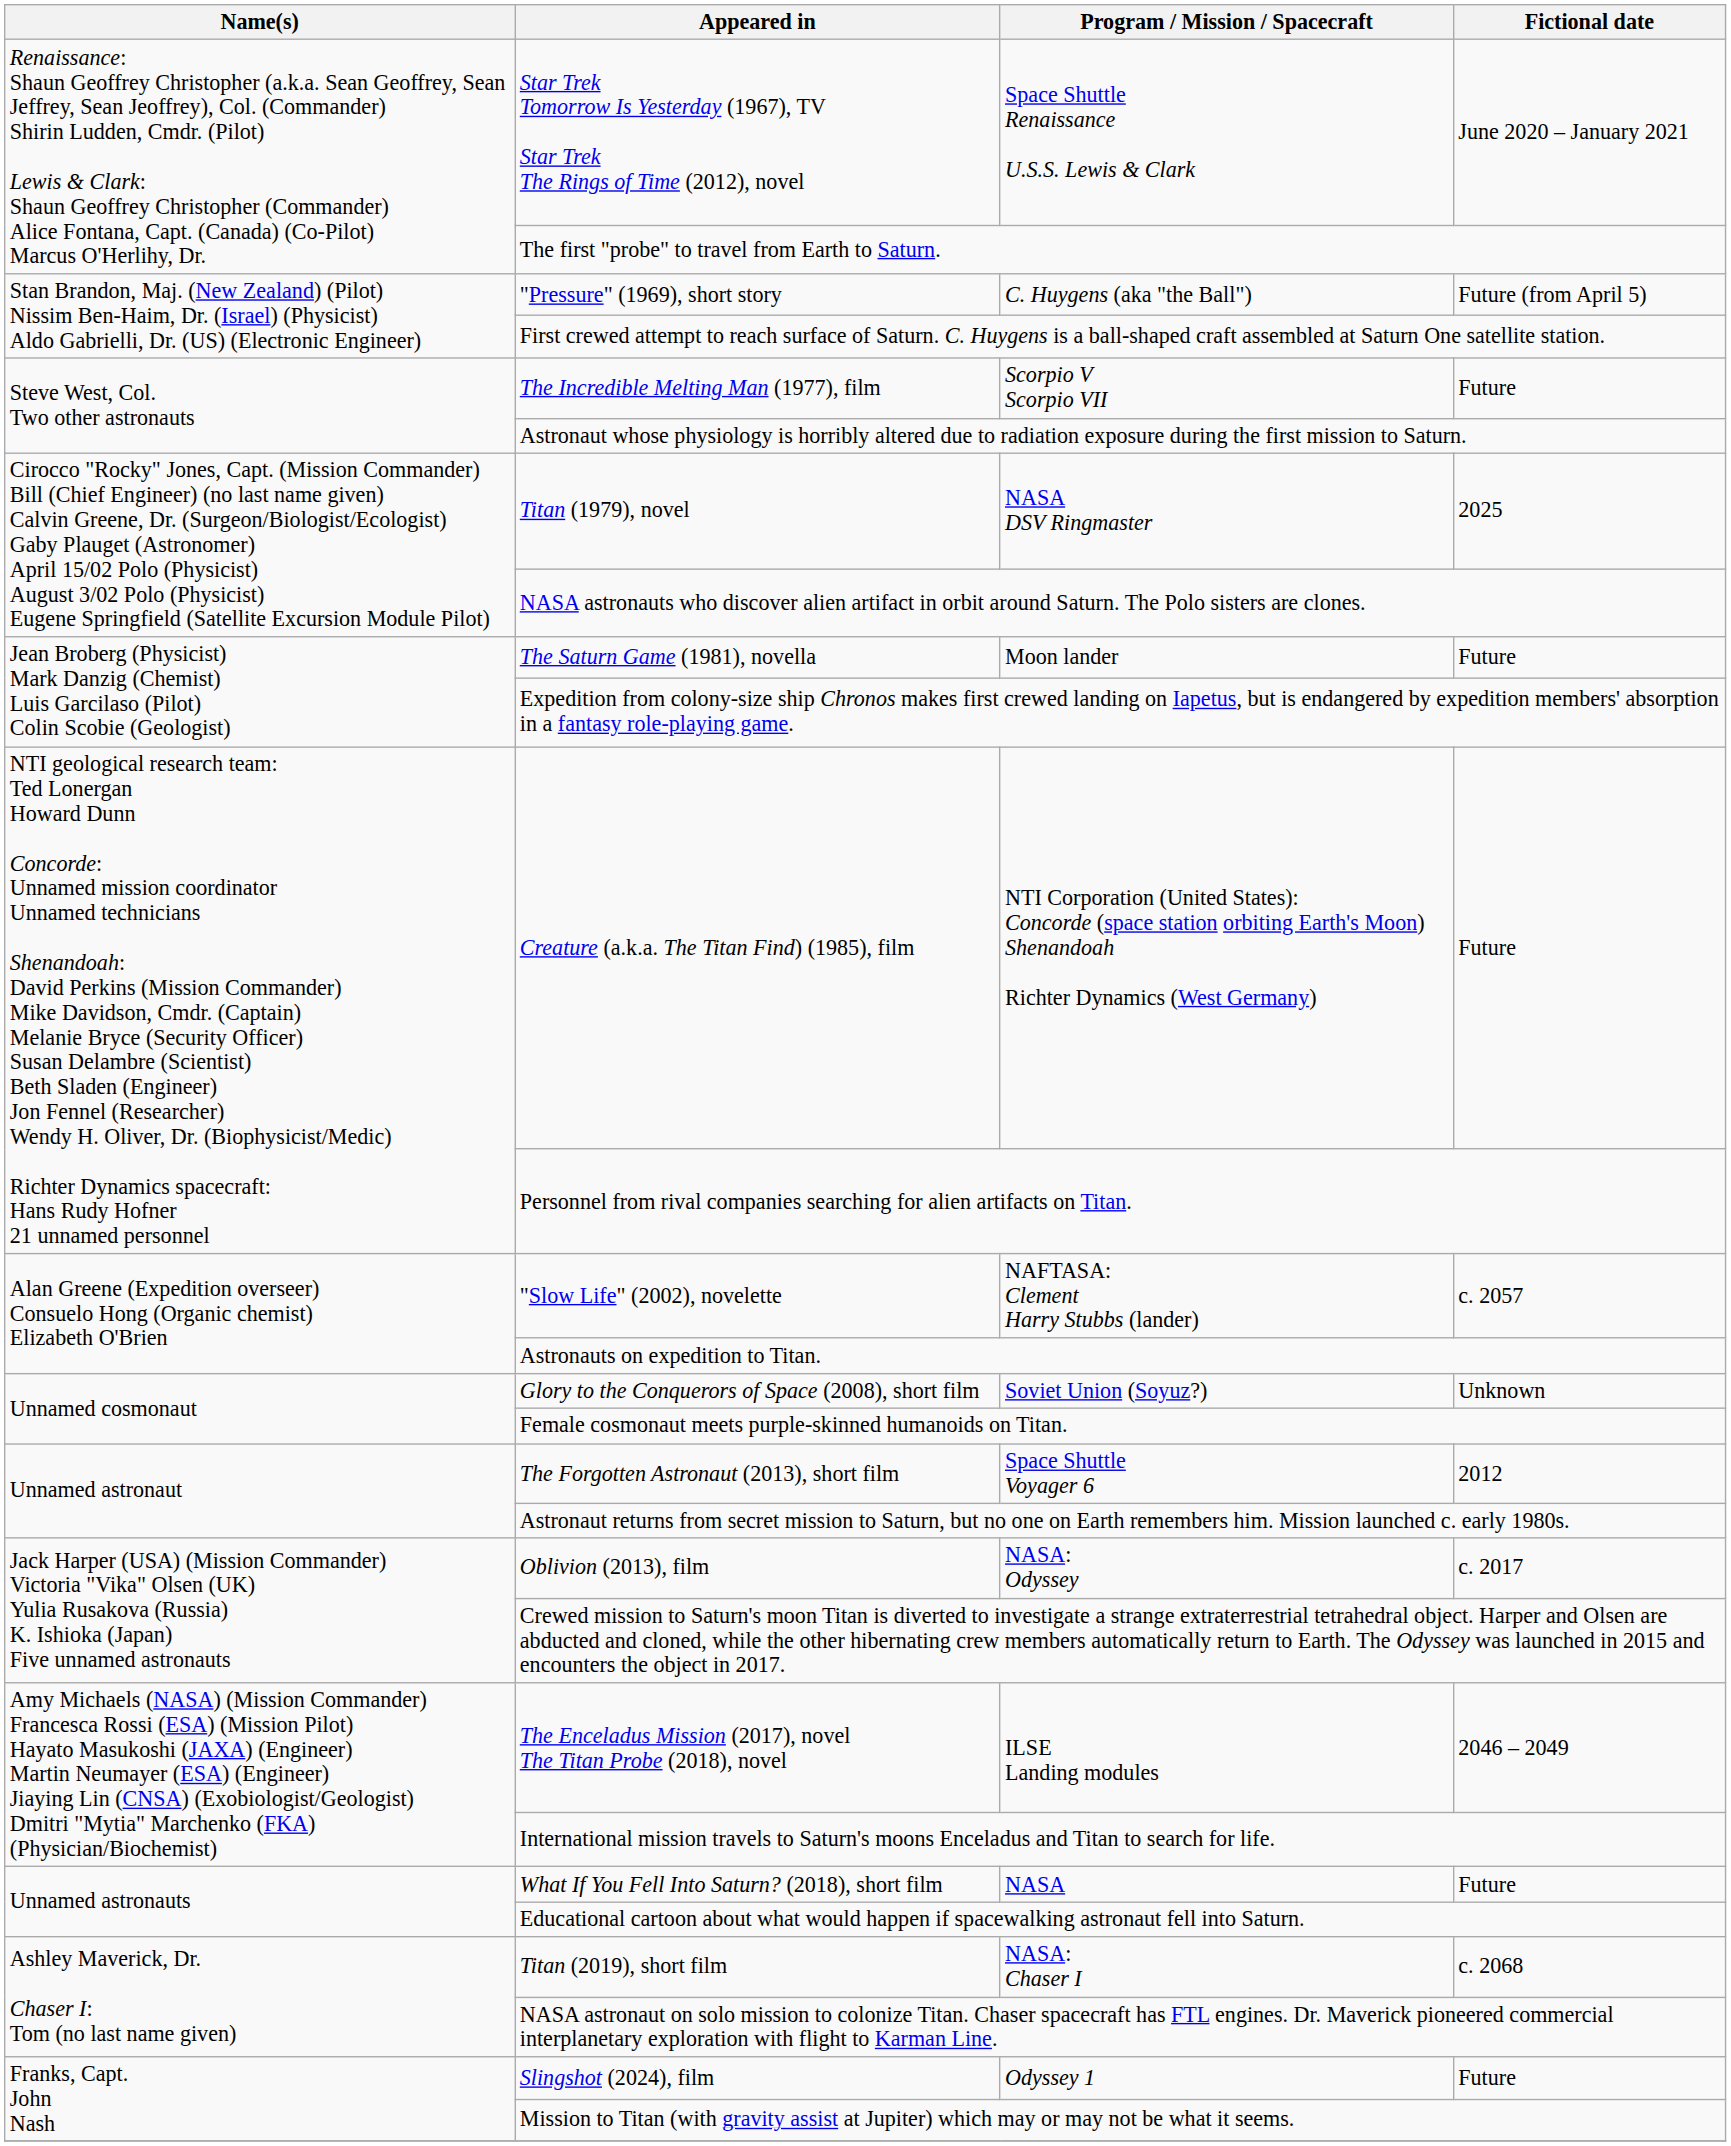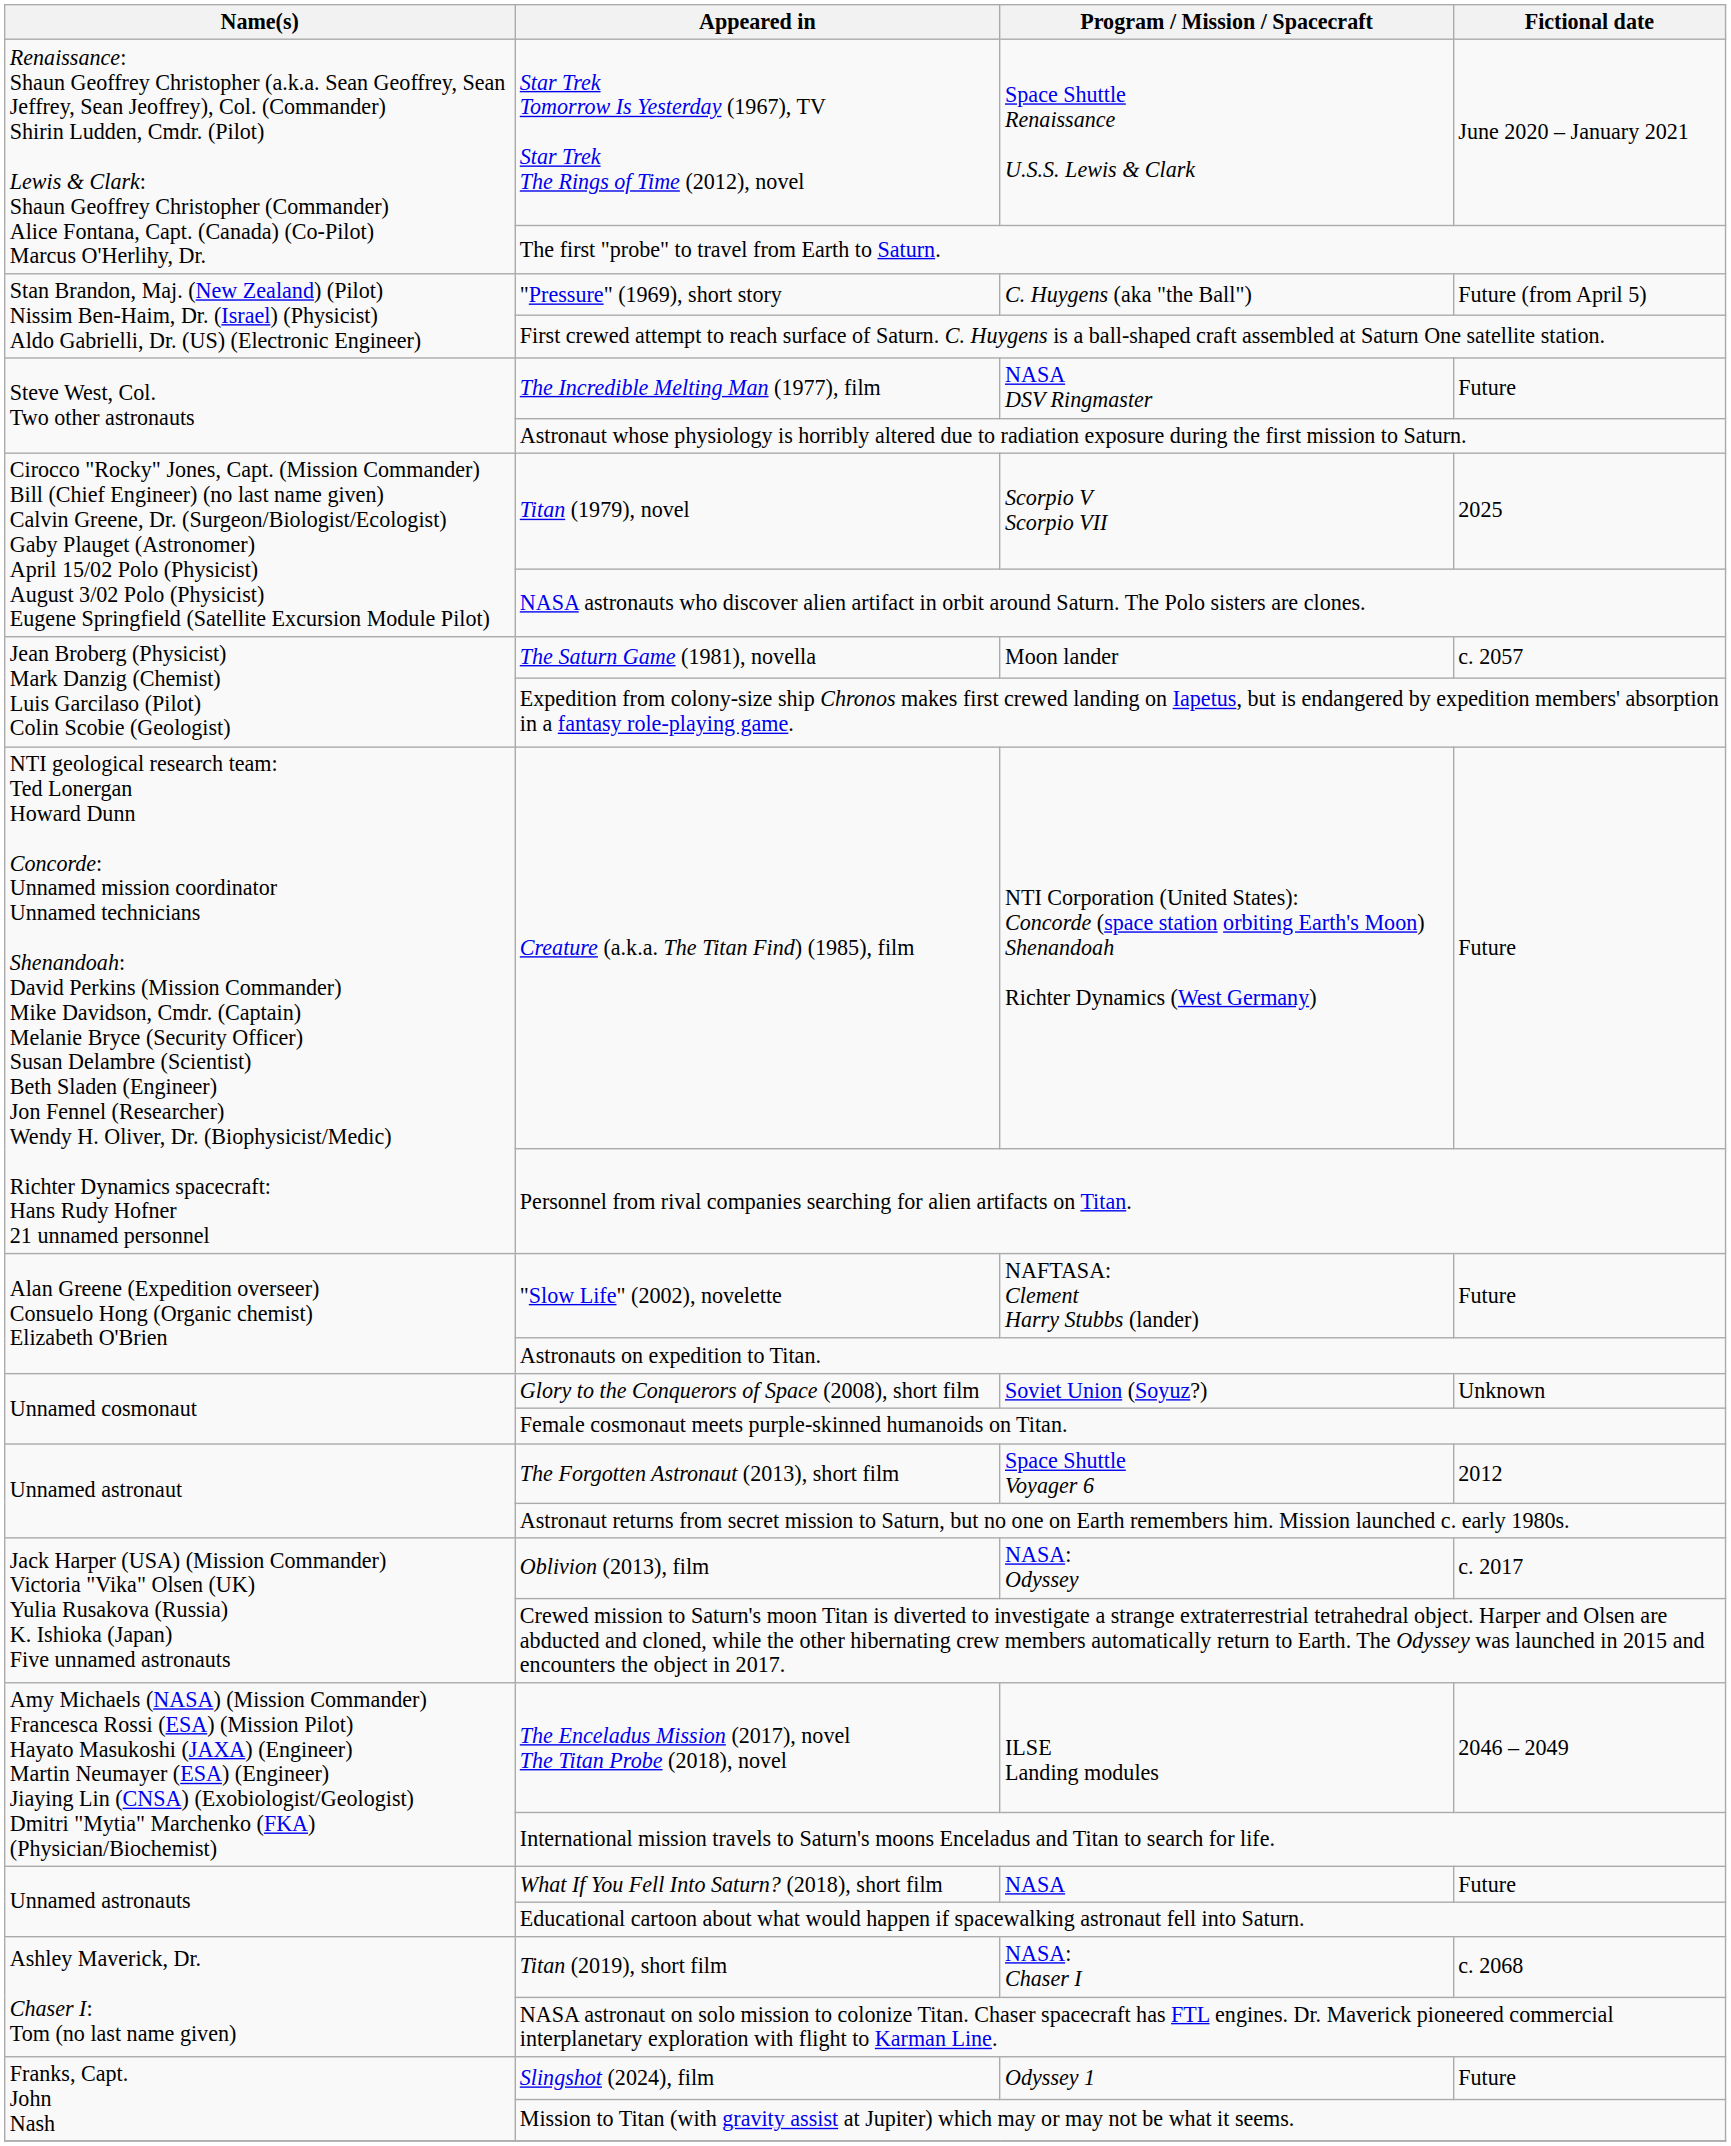(1056, 387) Scorpio V Scorpio VII -> (1079, 387) NASA DSV Ringmaster
(1079, 510) NASA DSV Ringmaster -> (1056, 510) Scorpio V Scorpio VII
(1487, 657) Future -> (1491, 657) c. 2057
(1491, 1295) c. 2057 -> (1487, 1295) Future
